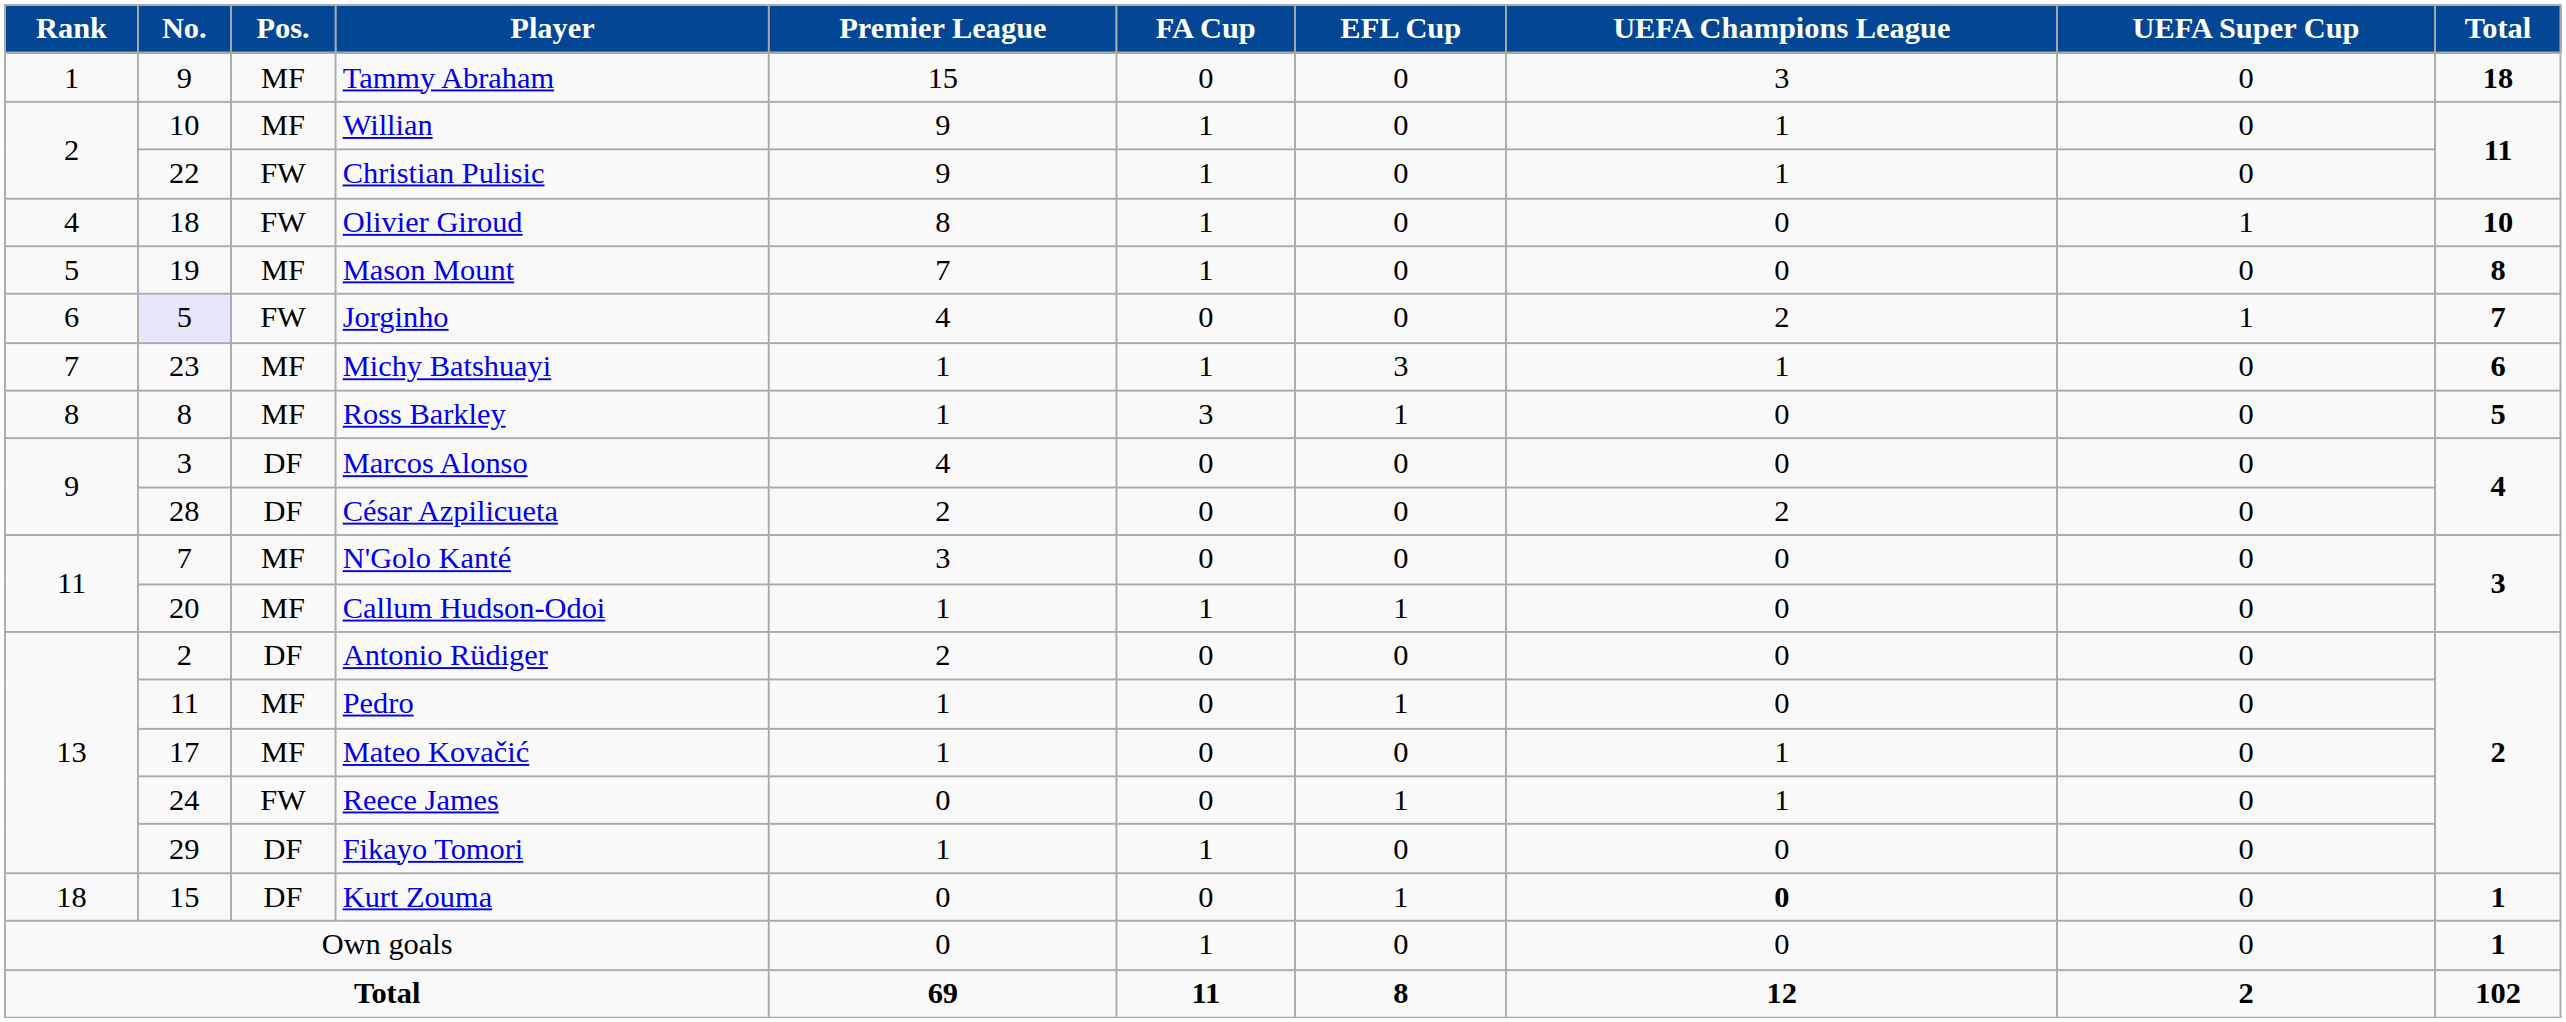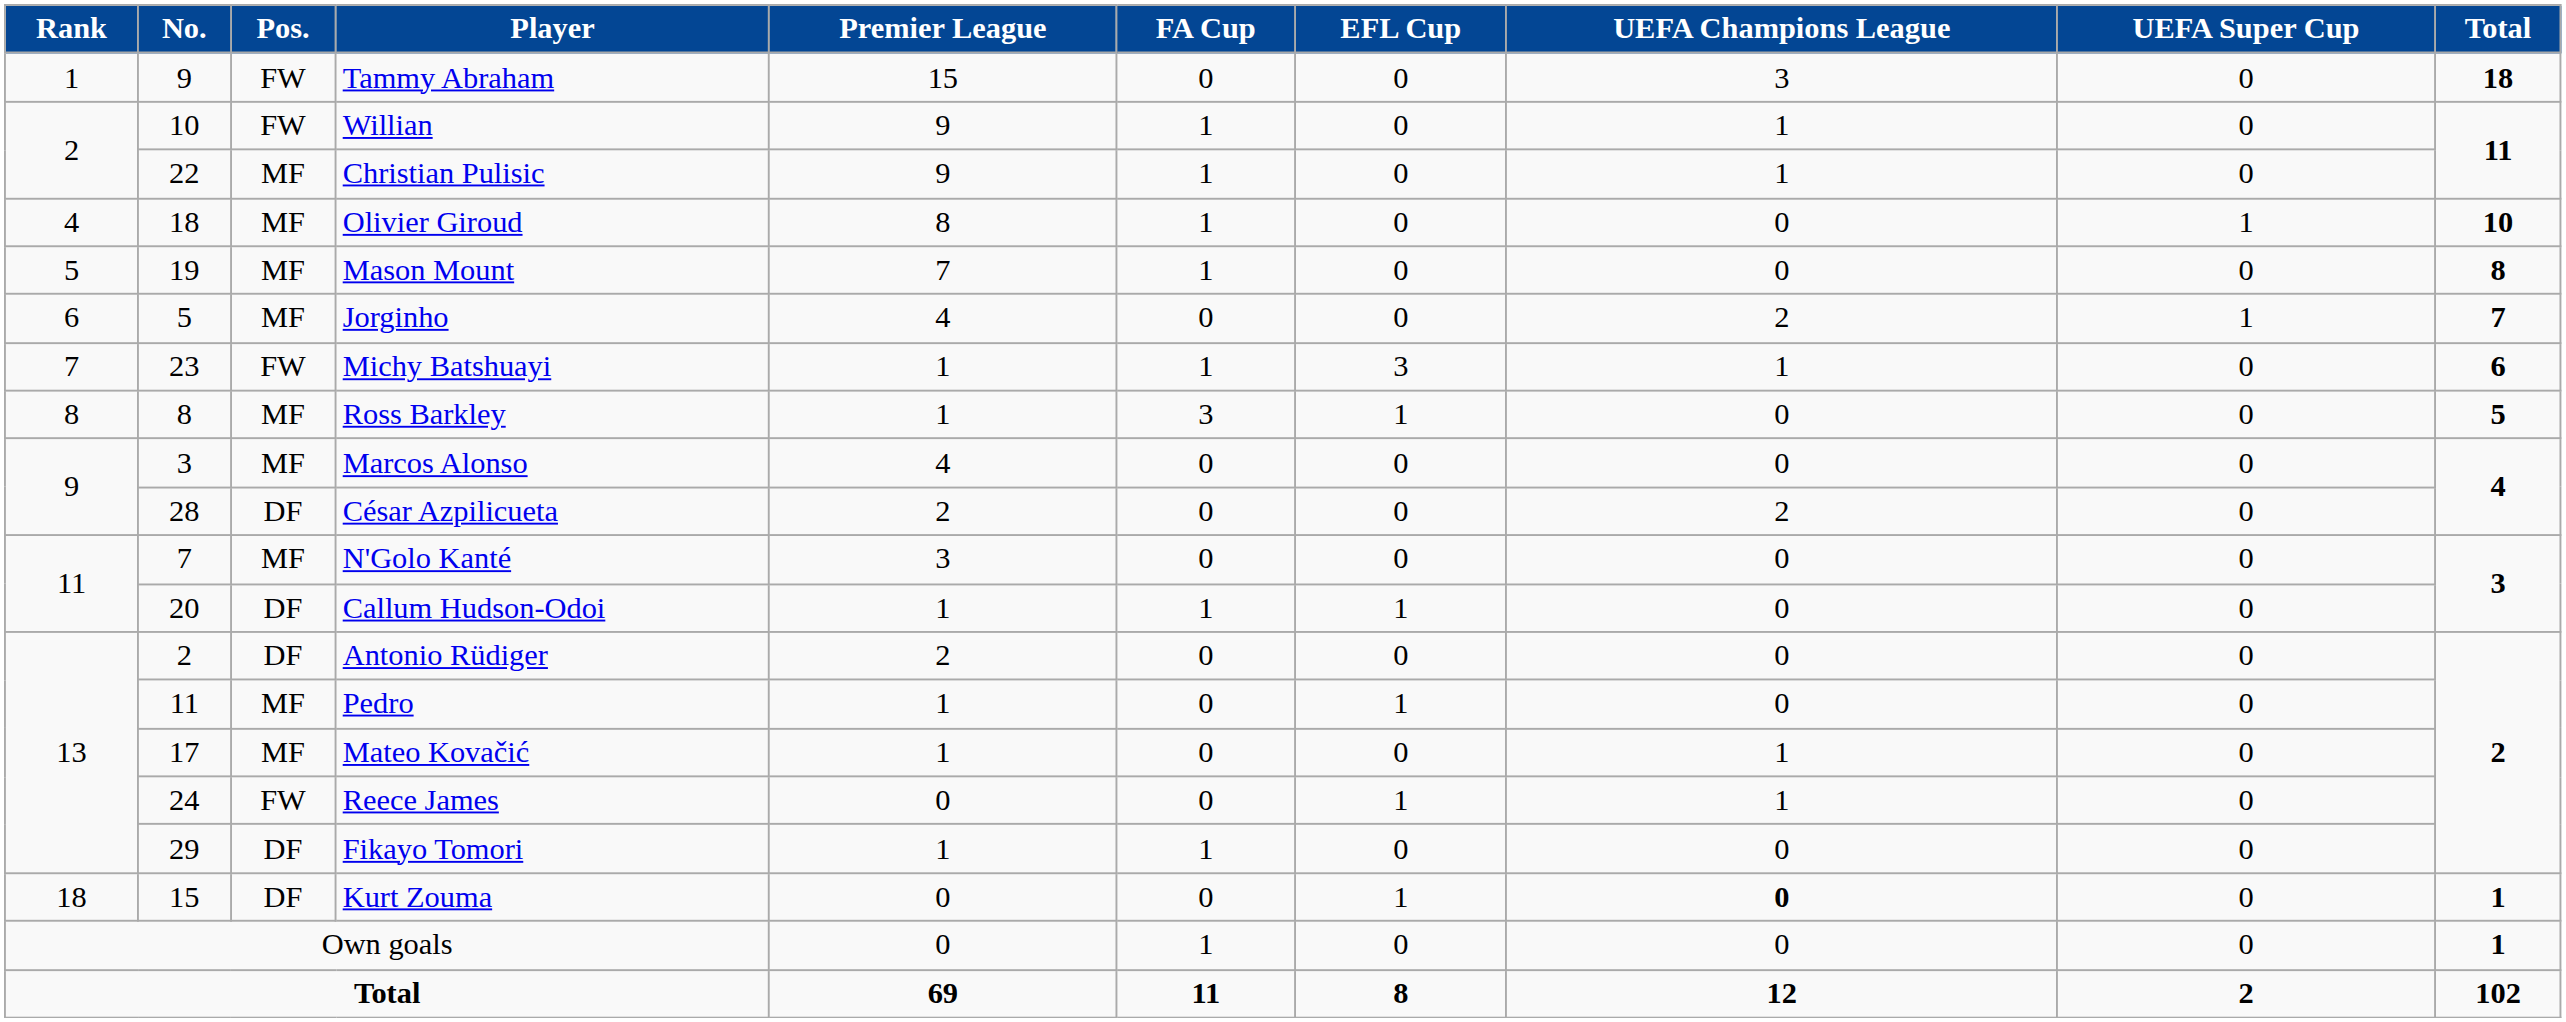(283, 76) MF -> (283, 76) FW
(283, 125) MF -> (283, 125) FW
(283, 173) FW -> (283, 173) MF
(283, 221) FW -> (283, 221) MF
(184, 317) lavender background -> (184, 317) no background
(283, 317) FW -> (283, 317) MF
(283, 366) MF -> (283, 366) FW
(283, 462) DF -> (283, 462) MF
(283, 607) MF -> (283, 607) DF
